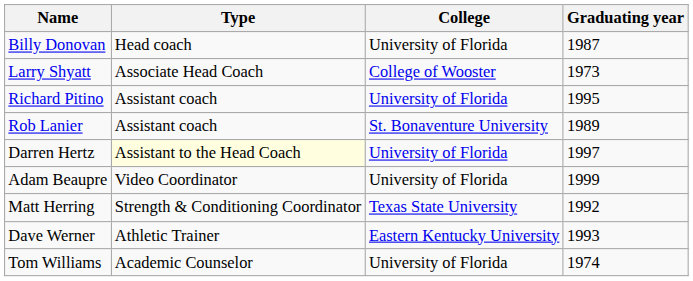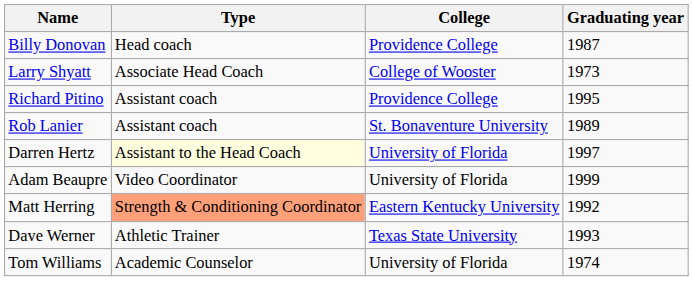(438, 45) University of Florida -> (433, 45) Providence College
(438, 99) University of Florida -> (433, 99) Providence College
(238, 207) no background -> (238, 207) lightsalmon background
(443, 207) Texas State University -> (464, 207) Eastern Kentucky University
(464, 234) Eastern Kentucky University -> (443, 234) Texas State University
